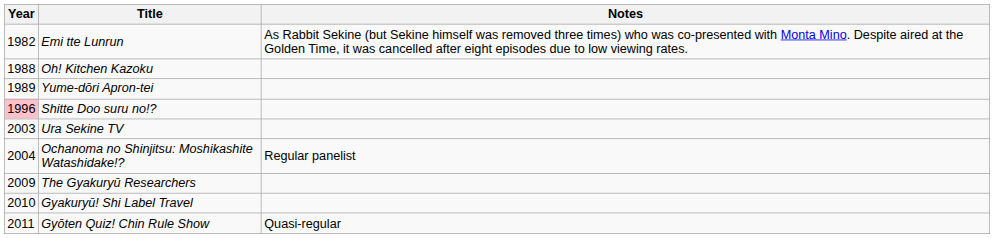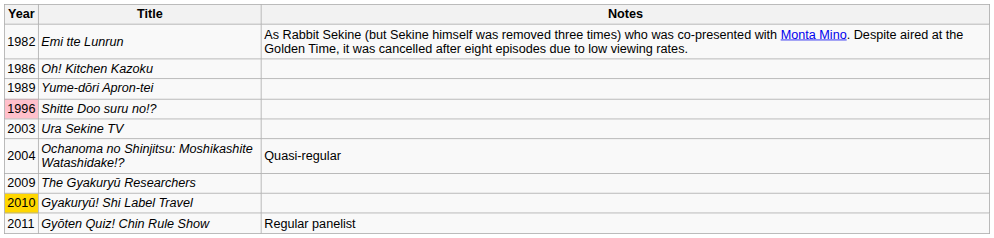(21, 68) 1988 -> (21, 68) 1986
(310, 156) Regular panelist -> (303, 156) Quasi-regular
(21, 203) no background -> (21, 203) gold background
(303, 223) Quasi-regular -> (310, 223) Regular panelist
